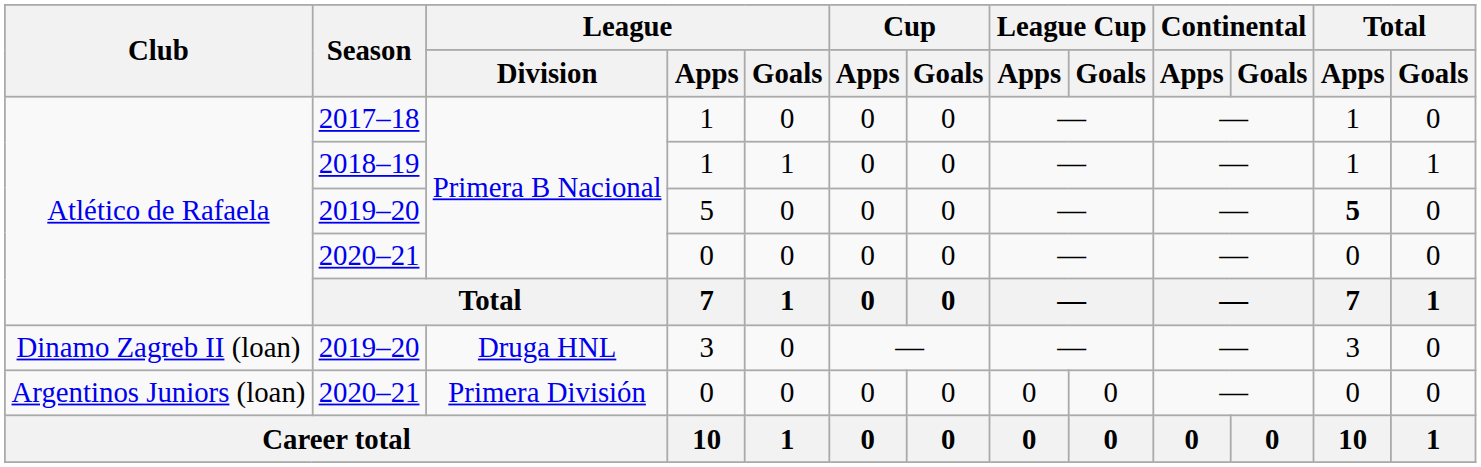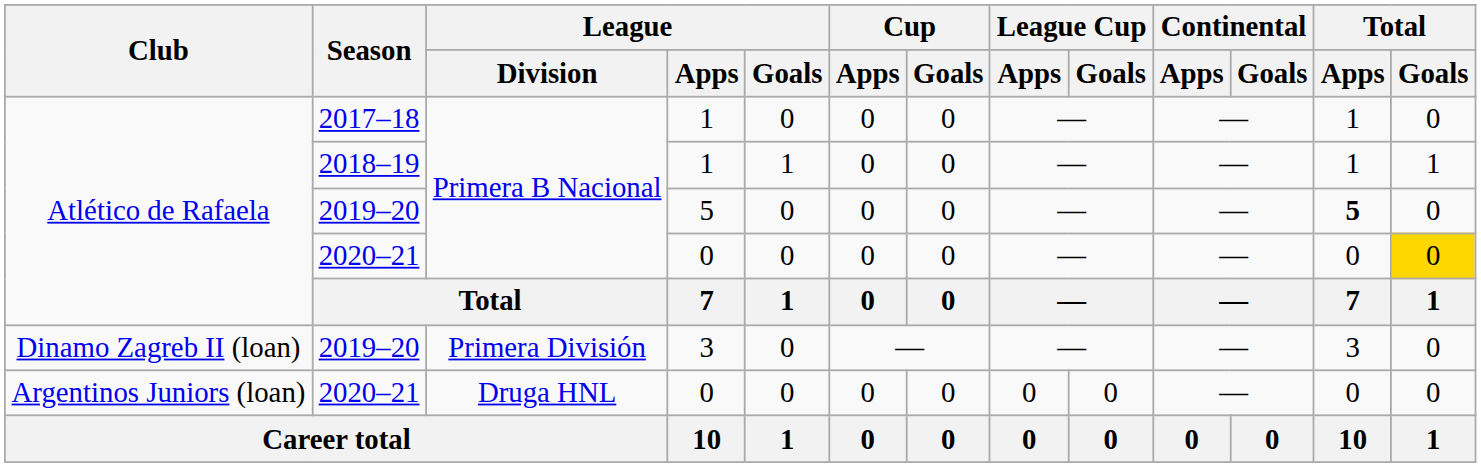(1433, 255) no background -> (1433, 255) gold background
(547, 347) Druga HNL -> (547, 347) Primera División
(547, 392) Primera División -> (547, 392) Druga HNL
